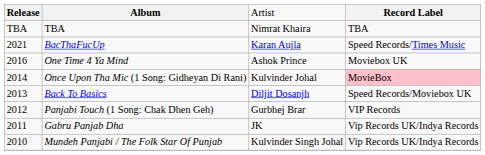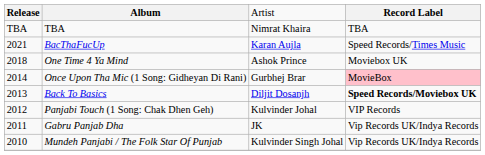(17, 61) 2016 -> (17, 61) 2018
(284, 77) Kulvinder Johal -> (278, 77) Gurbhej Brar
(410, 93) normal -> (412, 93) bold
(278, 110) Gurbhej Brar -> (284, 110) Kulvinder Johal
